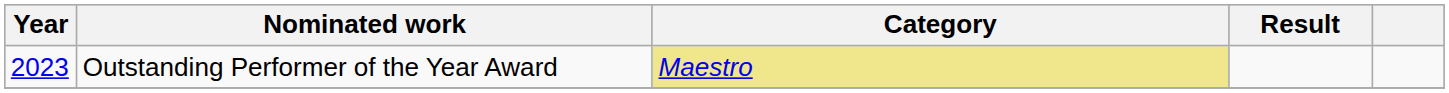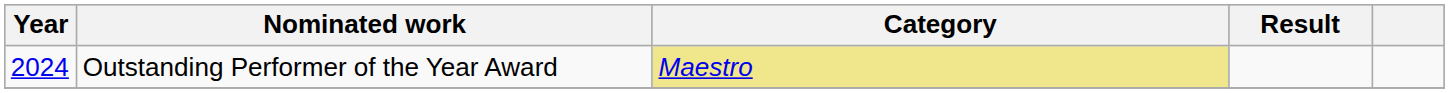(40, 66) 2023 -> (40, 66) 2024
